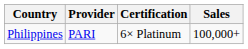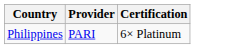- column: (217, 14)
